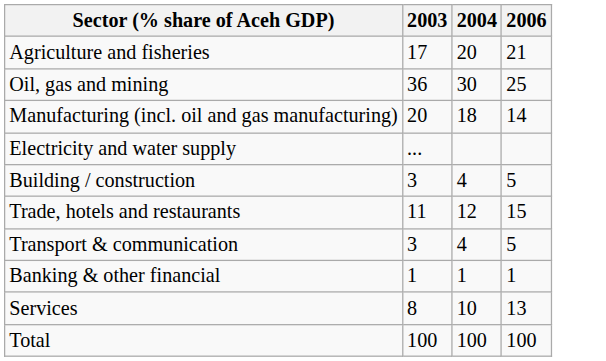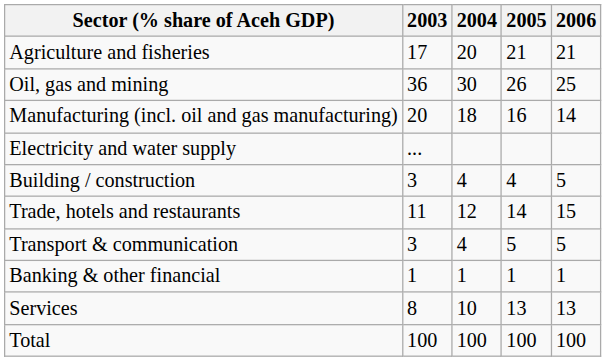+ column: (526, 20)
